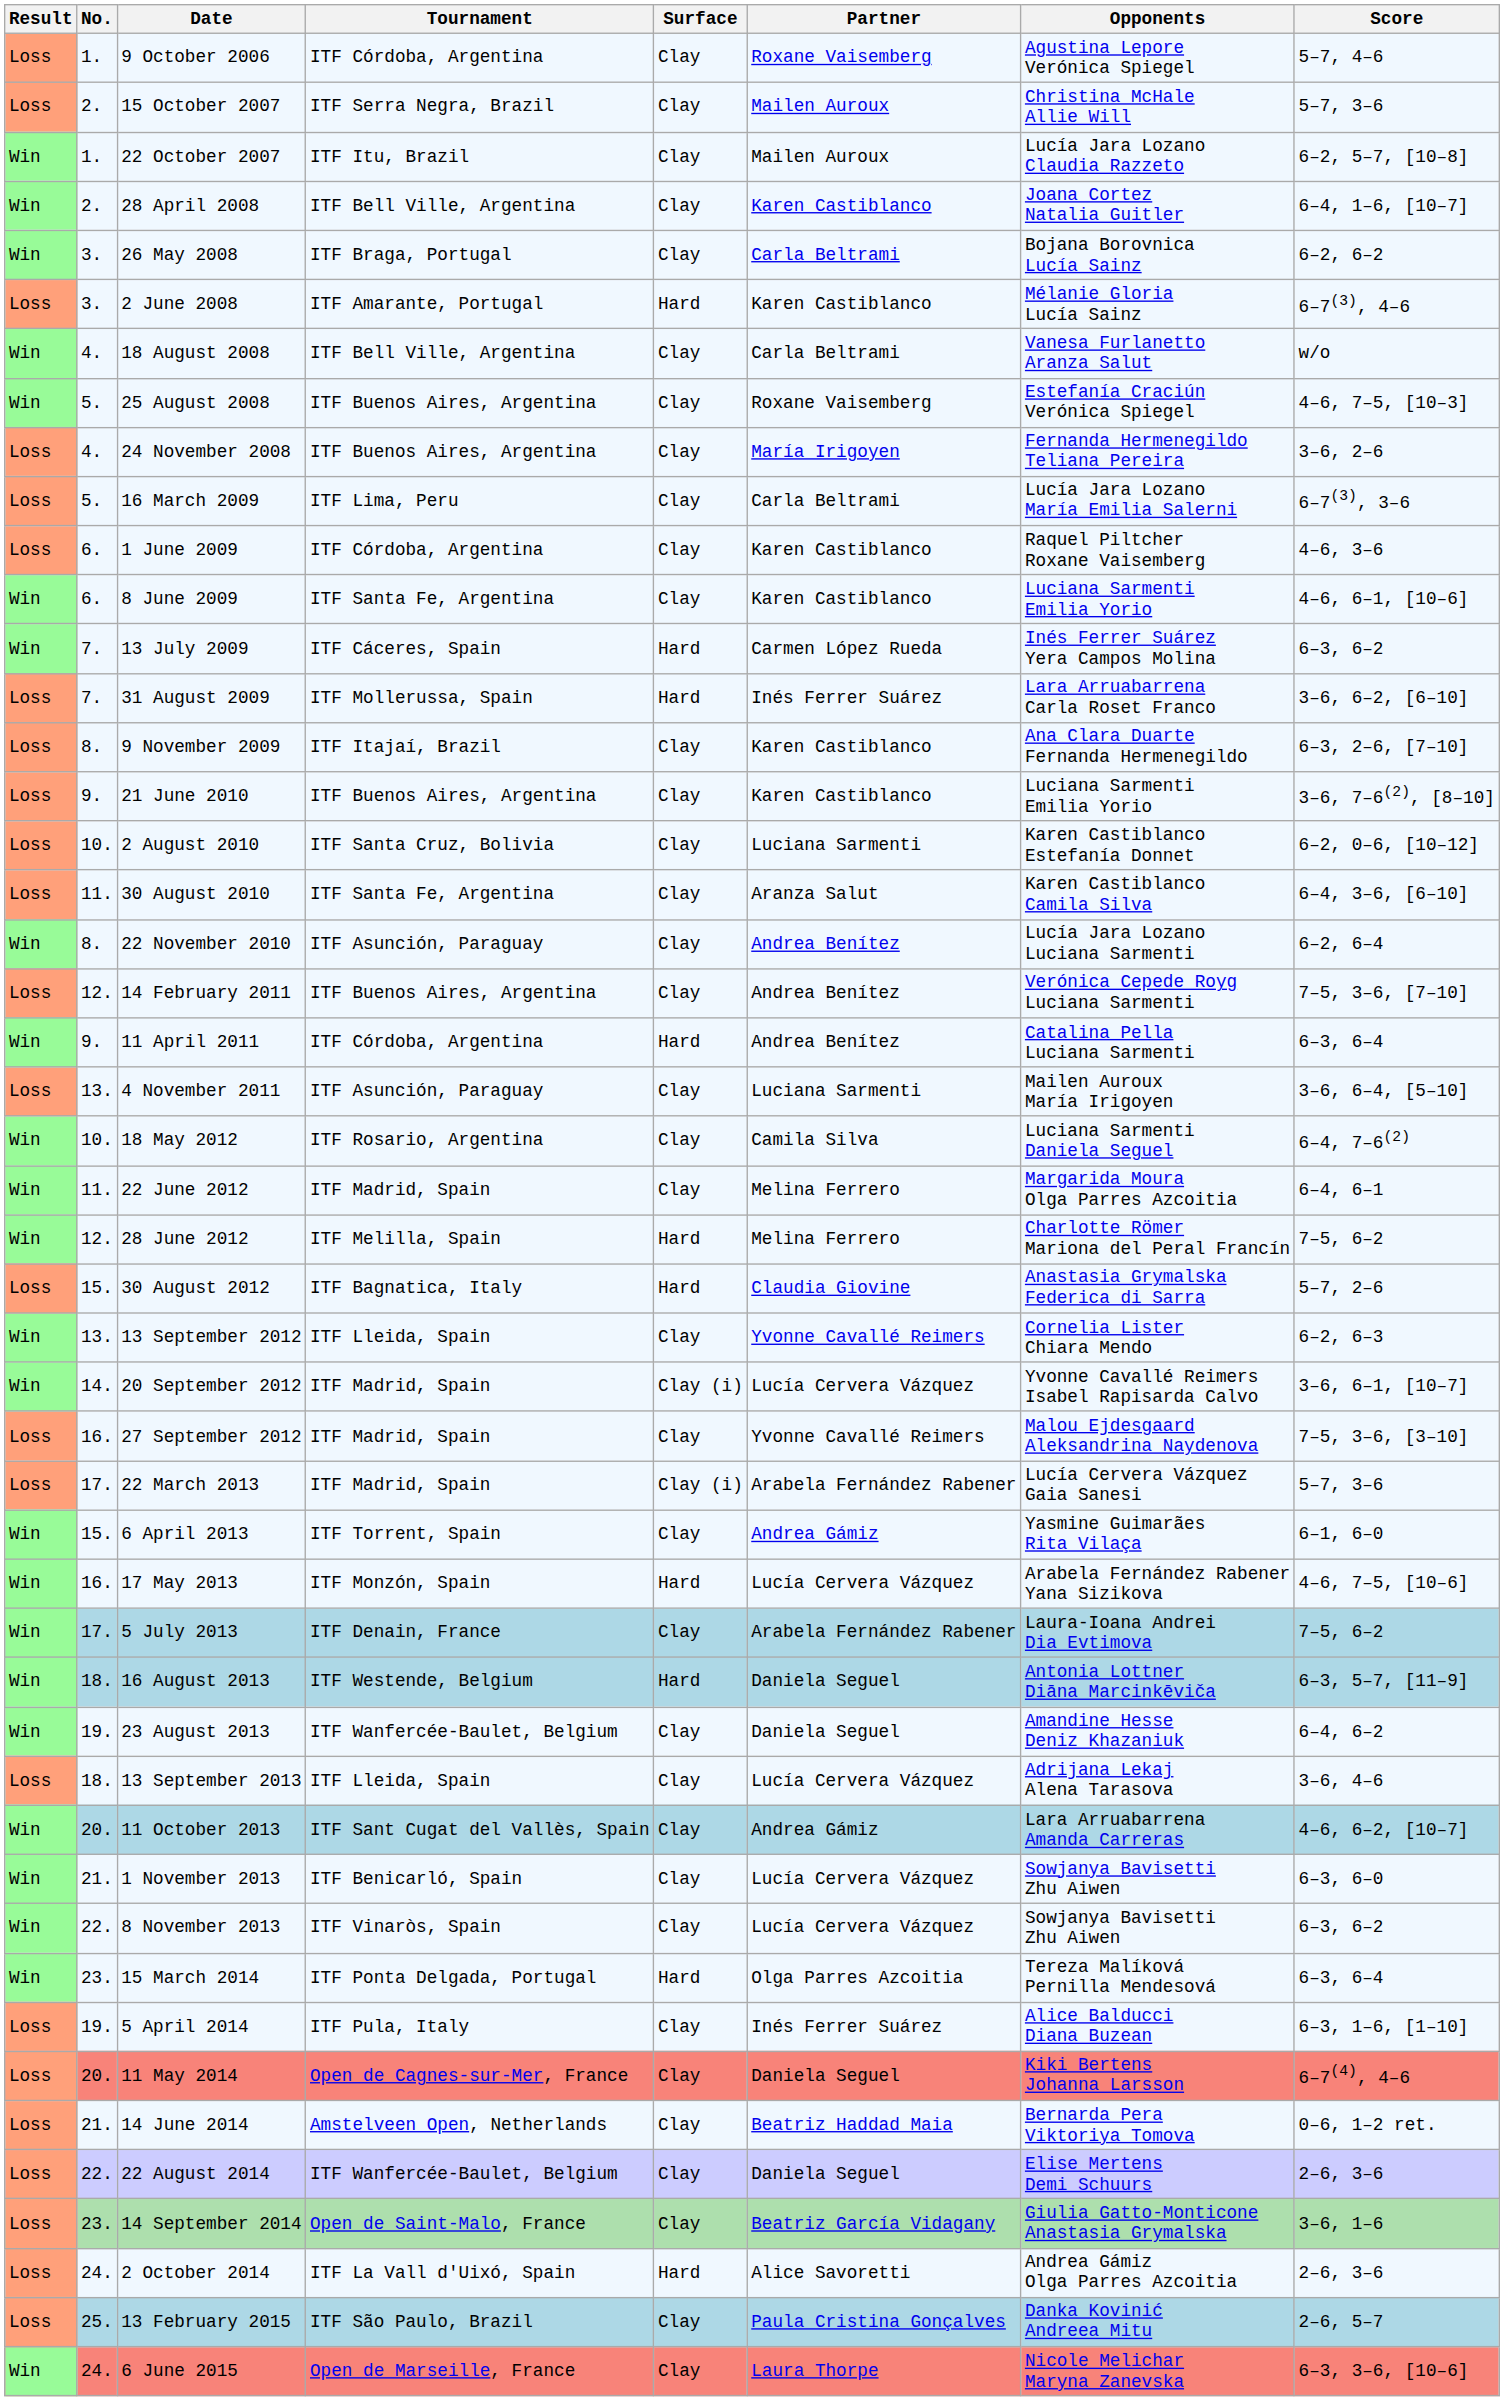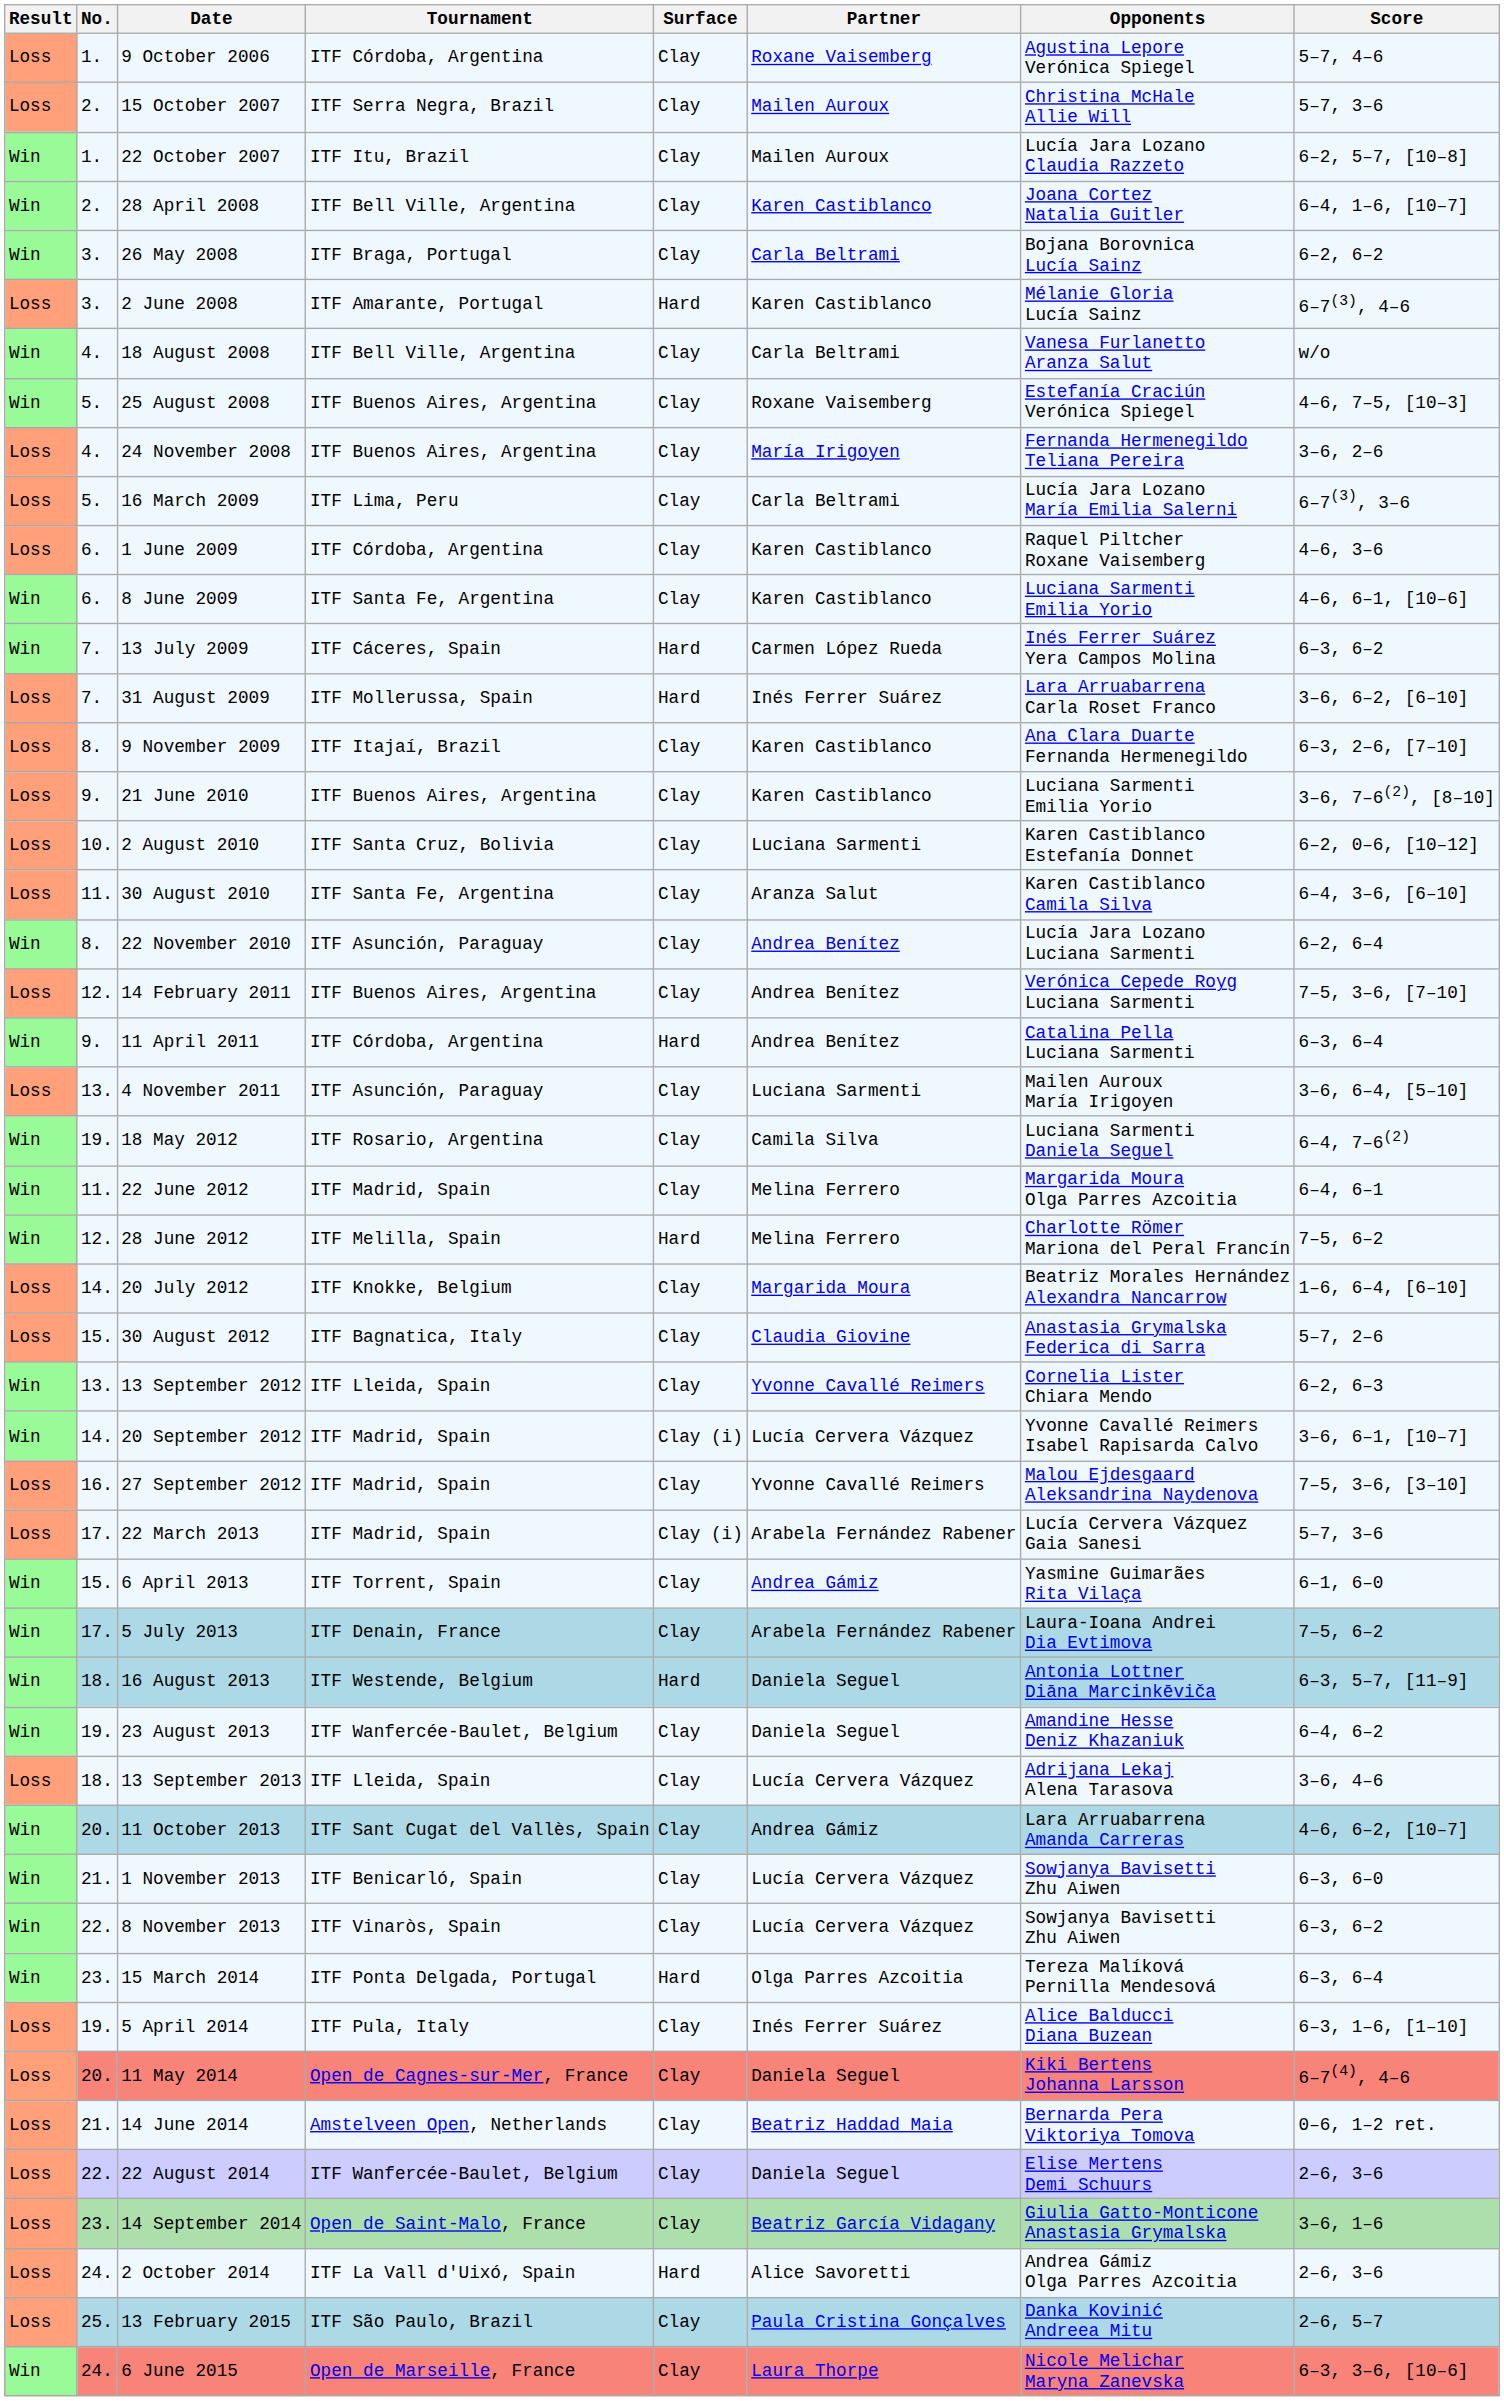(97, 1141) 10. -> (97, 1141) 19.
+ row: (185, 1288)
(679, 1288) Hard -> (679, 1338) Clay
- row: (180, 1584)
